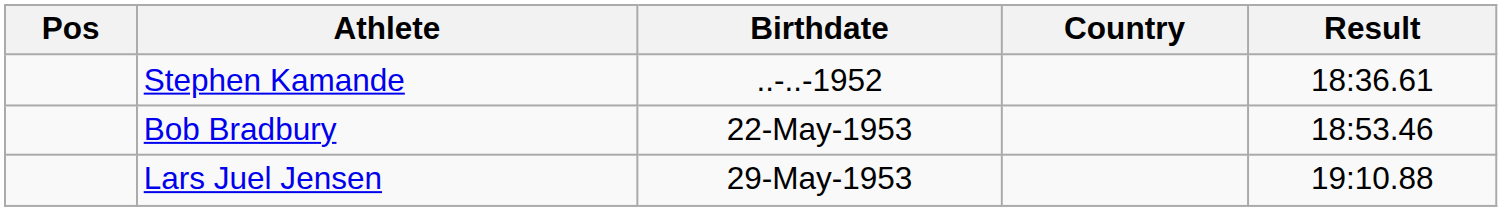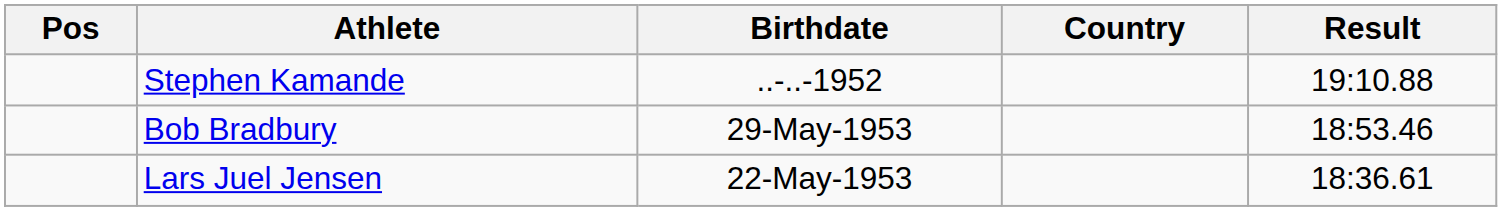(1372, 79) 18:36.61 -> (1372, 79) 19:10.88
(820, 129) 22-May-1953 -> (820, 129) 29-May-1953
(820, 179) 29-May-1953 -> (820, 179) 22-May-1953
(1372, 179) 19:10.88 -> (1372, 179) 18:36.61
